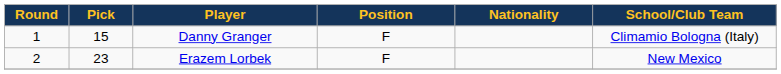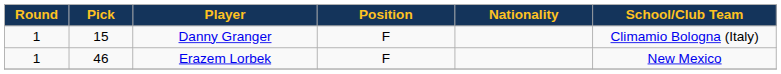(37, 58) 2 -> (37, 58) 1
(101, 58) 23 -> (101, 58) 46
